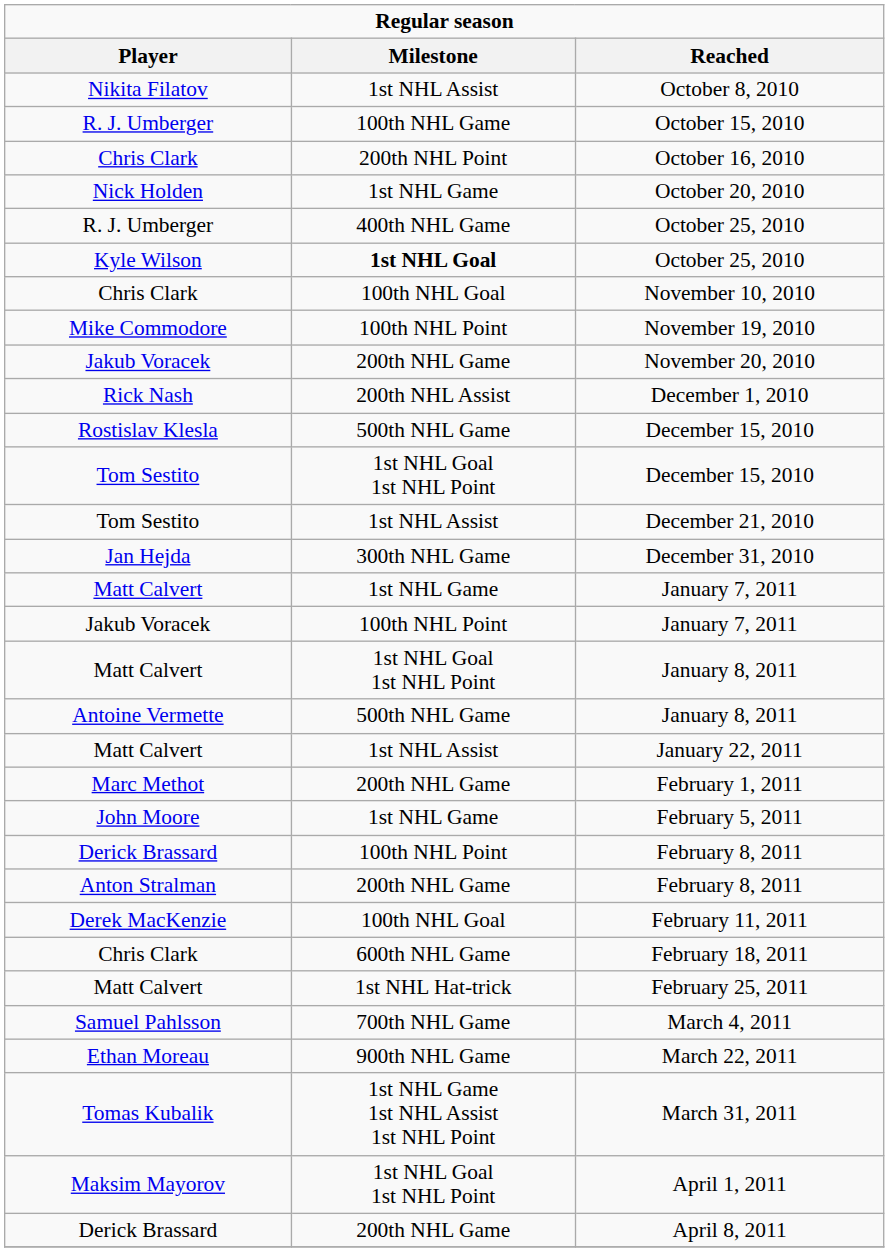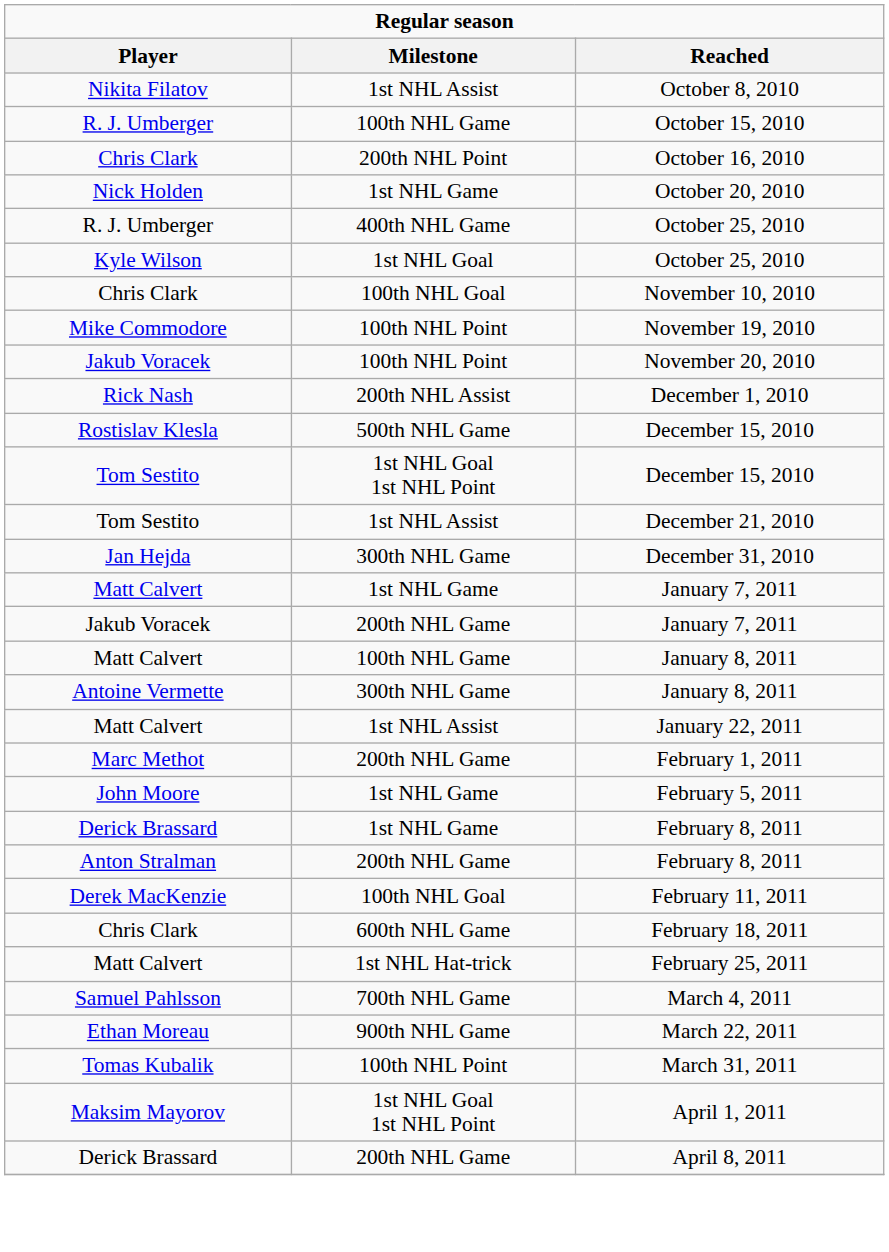(433, 259) bold -> (433, 259) normal
(433, 361) 200th NHL Game -> (433, 361) 100th NHL Point
(433, 623) 100th NHL Point -> (433, 623) 200th NHL Game
(433, 669) 1st NHL Goal 1st NHL Point -> (433, 657) 100th NHL Game
(433, 715) 500th NHL Game -> (433, 691) 300th NHL Game
(433, 851) 100th NHL Point -> (433, 827) 1st NHL Game
(433, 1113) 1st NHL Game 1st NHL Assist 1st NHL Point -> (433, 1065) 100th NHL Point
